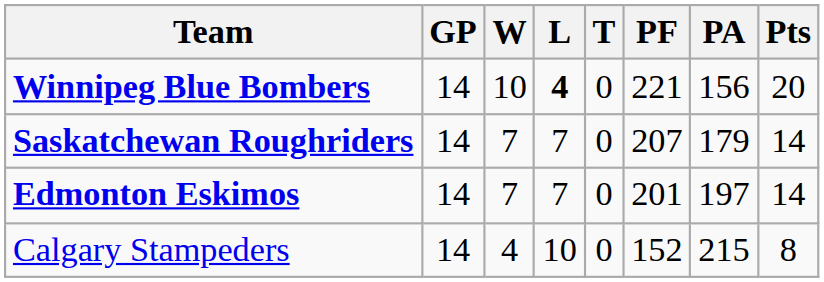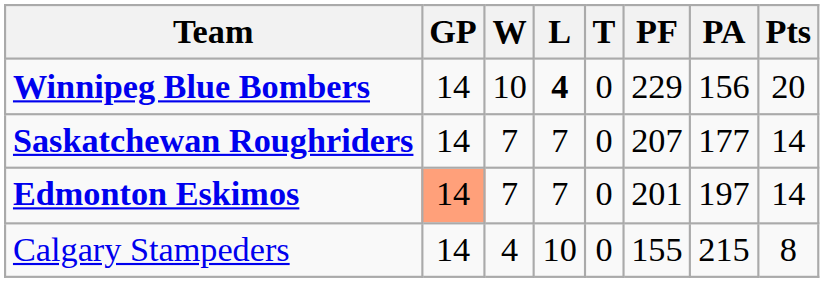(657, 85) 221 -> (657, 85) 229
(724, 140) 179 -> (724, 140) 177
(453, 194) no background -> (453, 194) lightsalmon background
(657, 248) 152 -> (657, 248) 155
